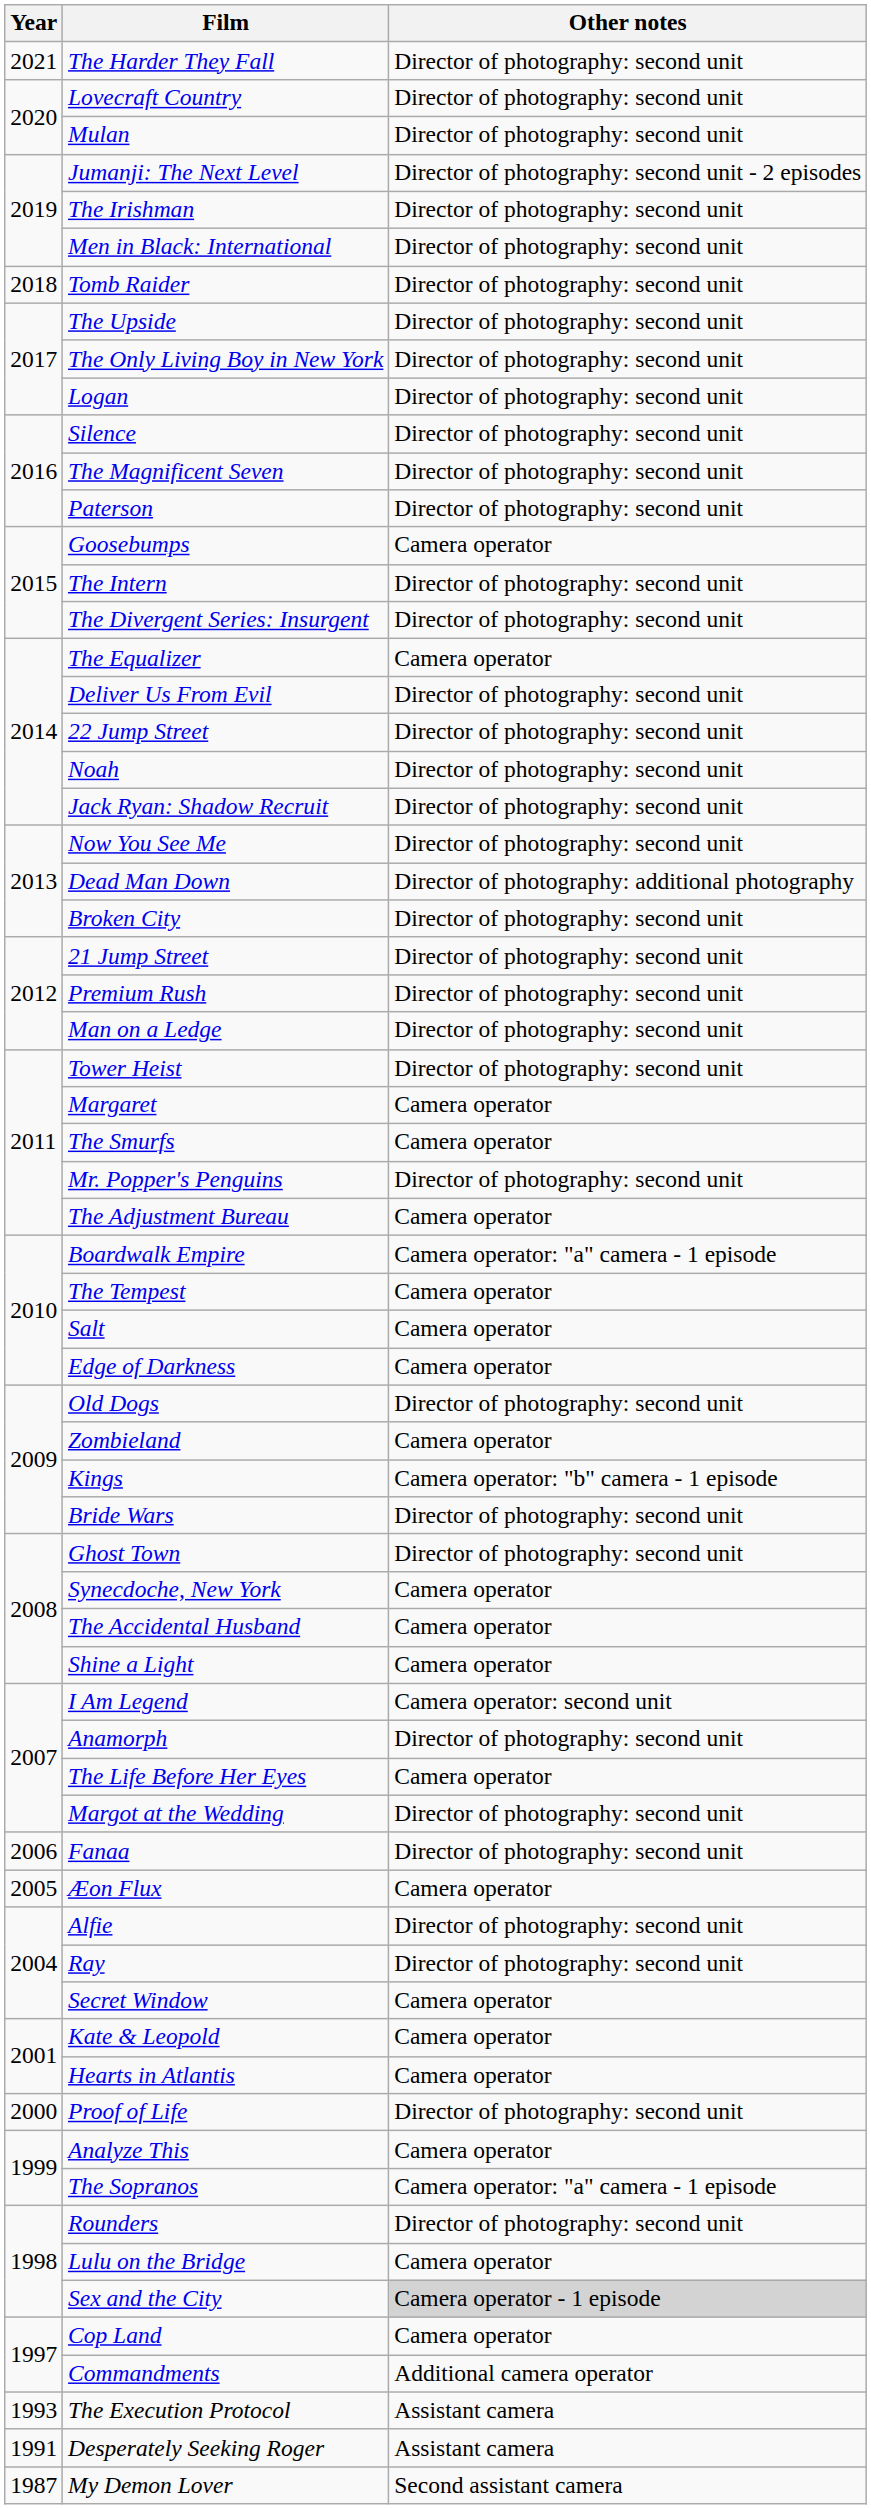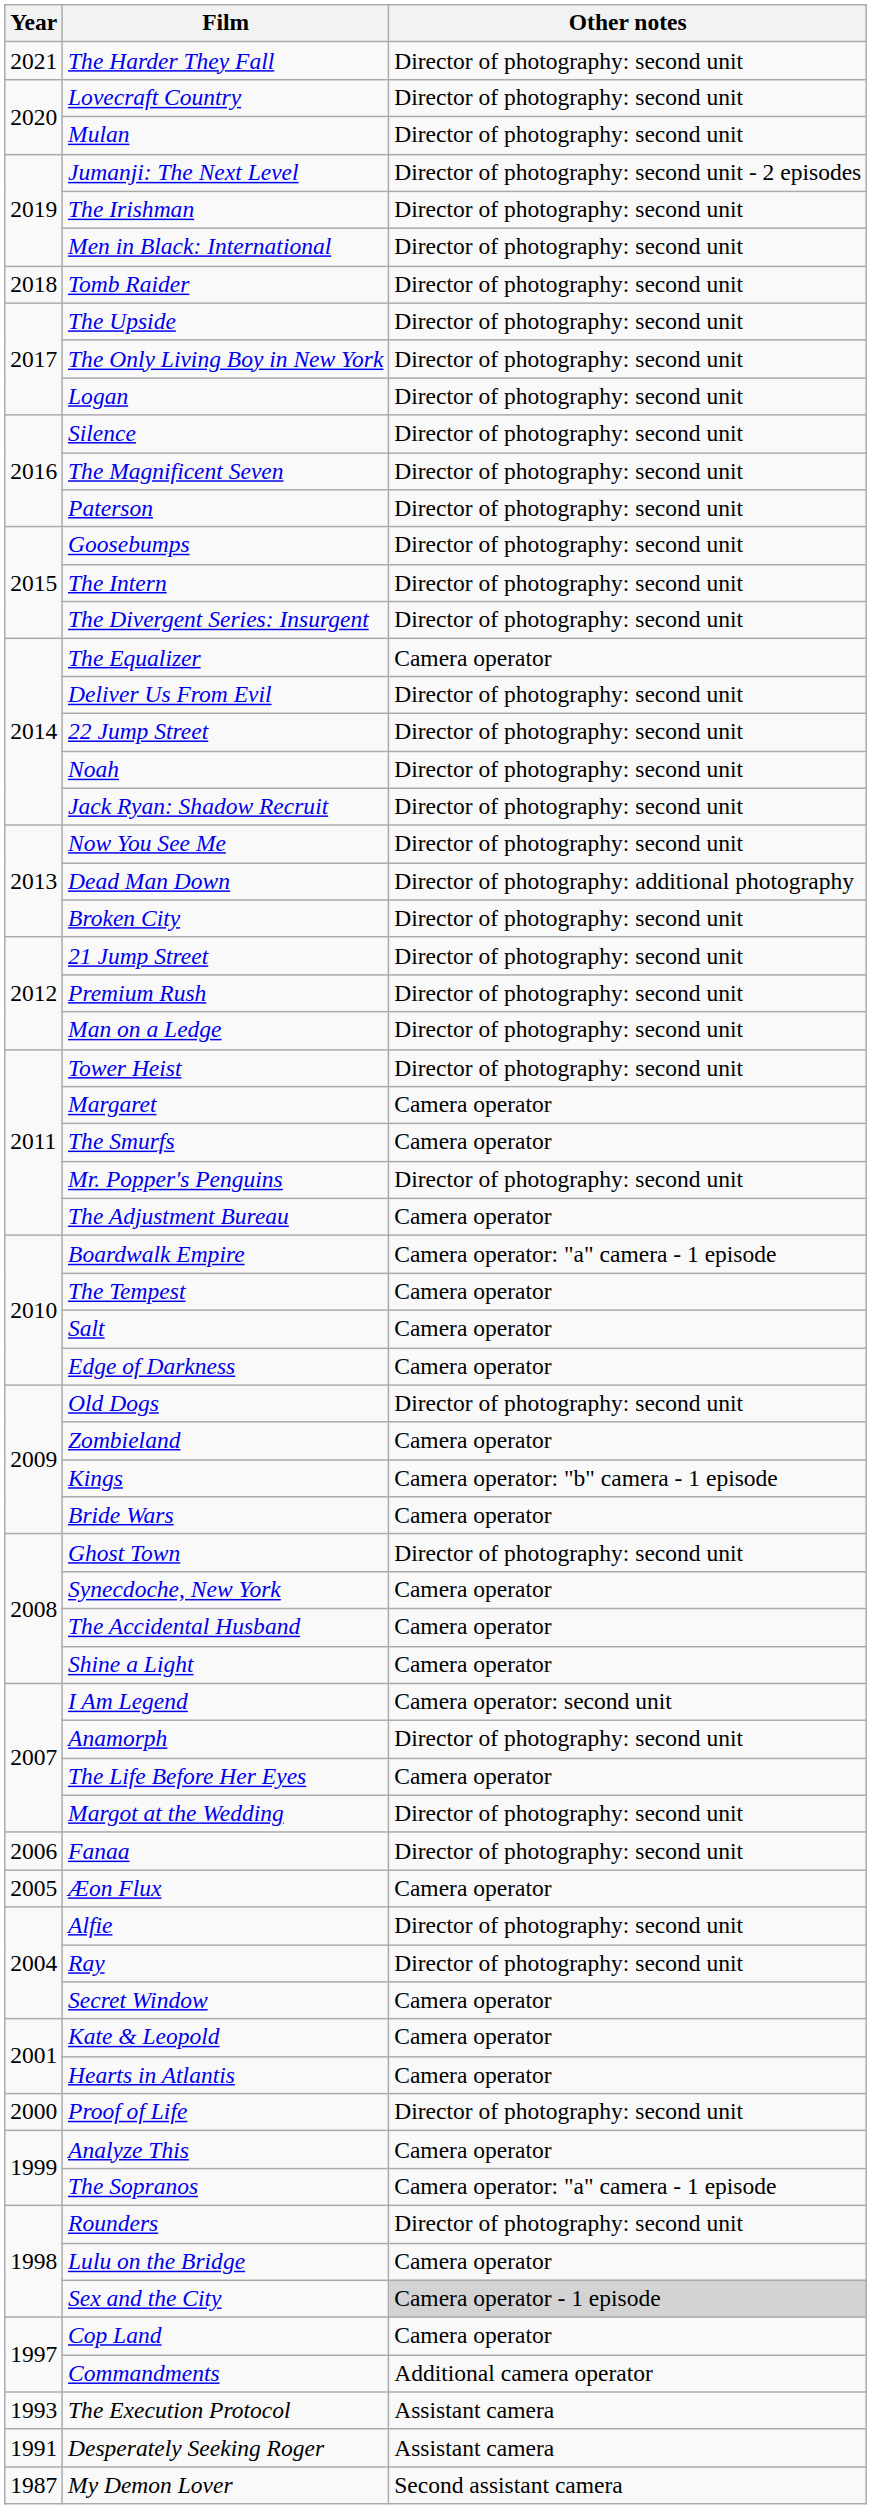(473, 545) Camera operator -> (569, 545) Director of photography: second unit
(569, 1515) Director of photography: second unit -> (473, 1515) Camera operator
